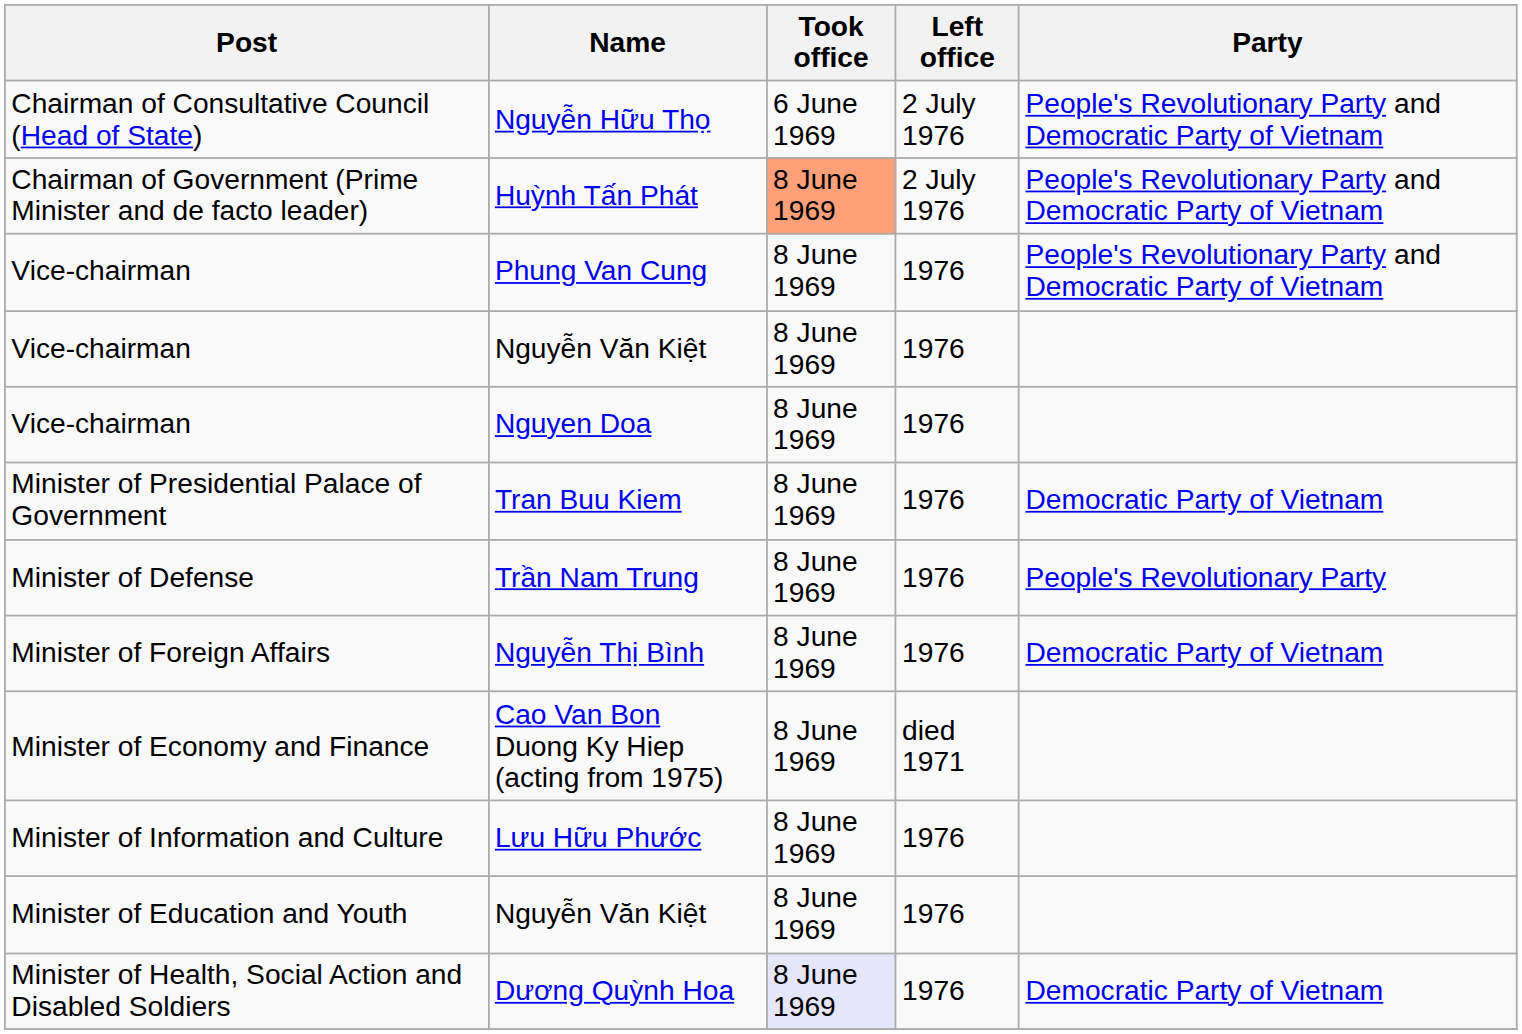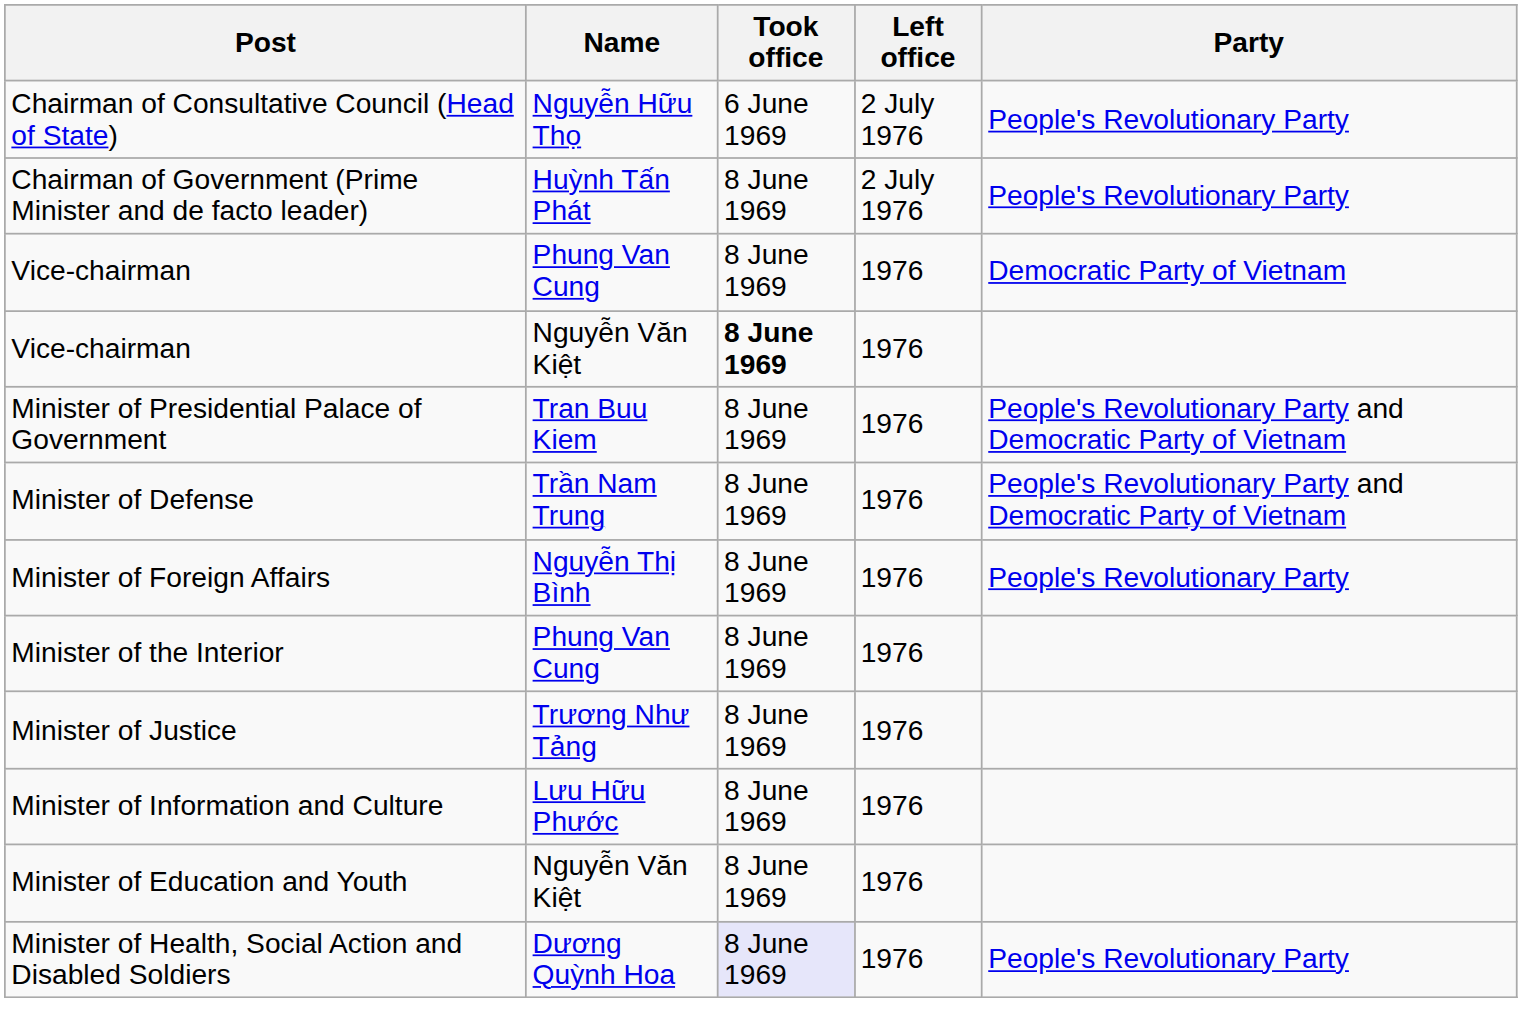(1233, 119) People's Revolutionary Party and Democratic Party of Vietnam -> (1169, 119) People's Revolutionary Party
(815, 195) lightsalmon background -> (766, 195) no background
(1233, 195) People's Revolutionary Party and Democratic Party of Vietnam -> (1169, 195) People's Revolutionary Party
(1233, 271) People's Revolutionary Party and Democratic Party of Vietnam -> (1167, 271) Democratic Party of Vietnam
(815, 348) normal -> (769, 348) bold
- row: (101, 424)
(1204, 500) Democratic Party of Vietnam -> (1196, 424) People's Revolutionary Party and Democratic Party of Vietnam
(1206, 577) People's Revolutionary Party -> (1196, 500) People's Revolutionary Party and Democratic Party of Vietnam
(1204, 653) Democratic Party of Vietnam -> (1169, 577) People's Revolutionary Party
+ row: (148, 653)
+ row: (124, 729)
- row: (220, 745)
(1204, 990) Democratic Party of Vietnam -> (1169, 958) People's Revolutionary Party
